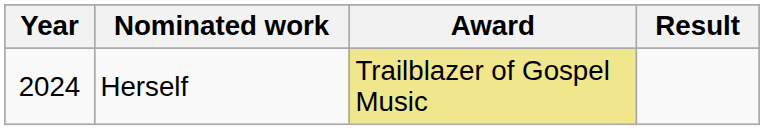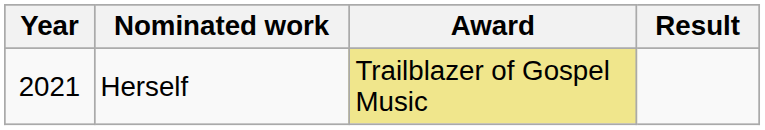(49, 85) 2024 -> (49, 85) 2021
